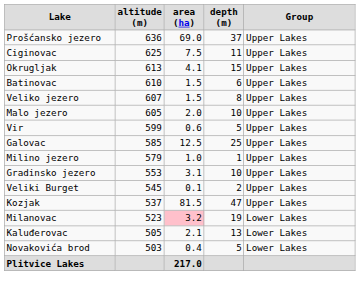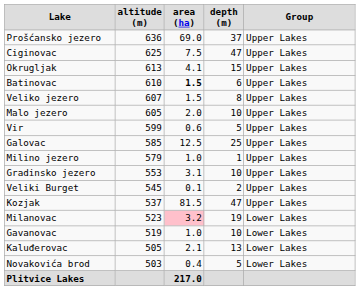(236, 53) 11 -> (236, 53) 47
(193, 83) normal -> (193, 83) bold
+ row: (32, 233)
